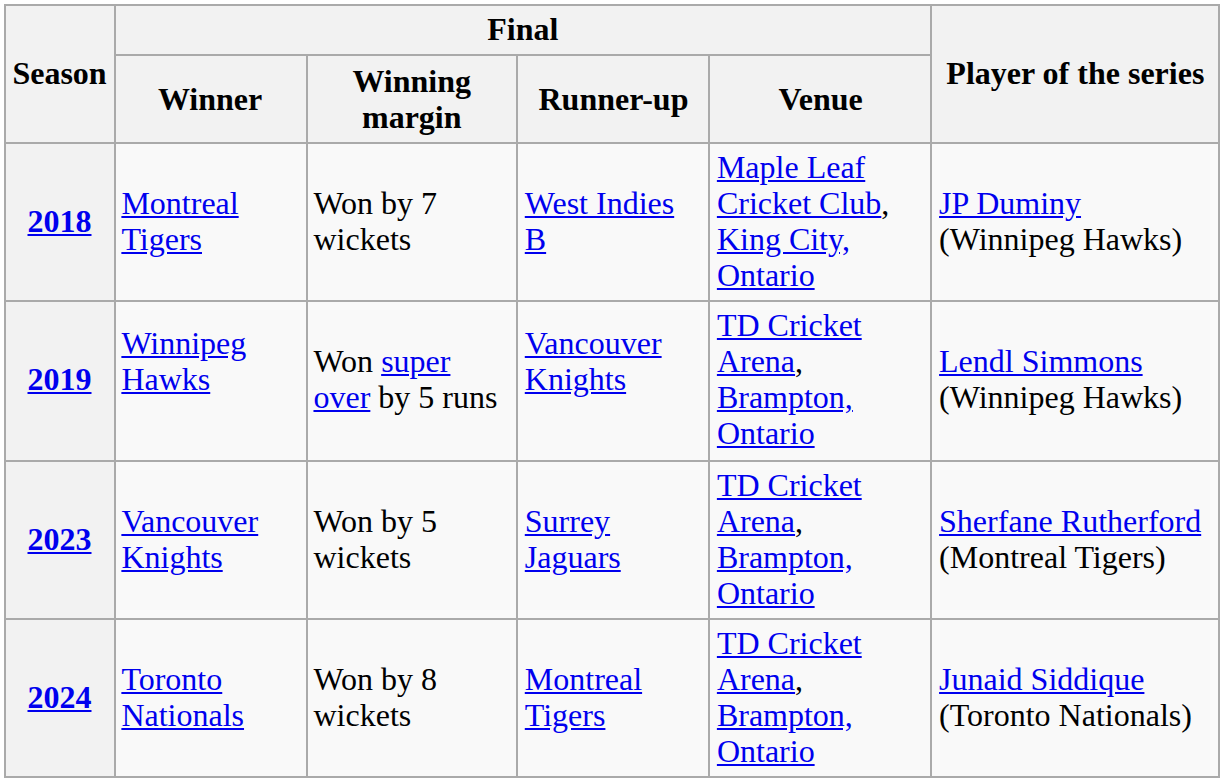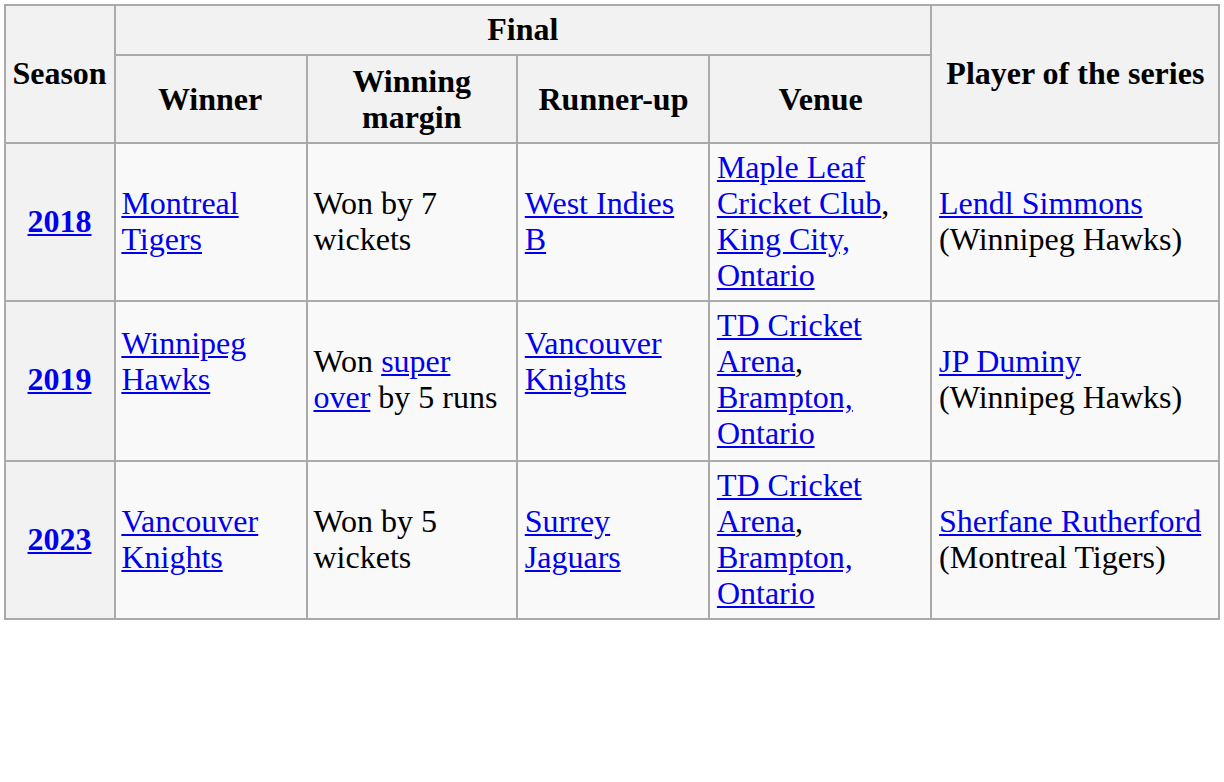(1061, 221) JP Duminy (Winnipeg Hawks) -> (1061, 221) Lendl Simmons (Winnipeg Hawks)
(1061, 380) Lendl Simmons (Winnipeg Hawks) -> (1061, 380) JP Duminy (Winnipeg Hawks)
- row: (60, 697)
